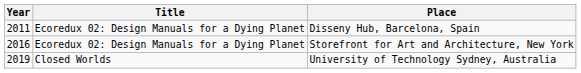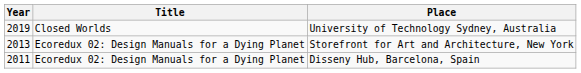rows swapped: (395, 28) <-> (433, 60)
(18, 44) 2016 -> (18, 44) 2013
